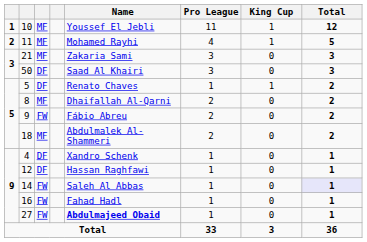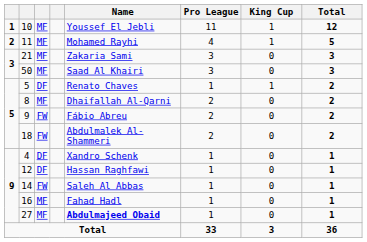(42, 71) DF -> (42, 71) MF
(42, 136) MF -> (42, 136) FW
(332, 185) lavender background -> (332, 185) no background
(42, 200) FW -> (42, 200) MF
(42, 215) FW -> (42, 215) MF
